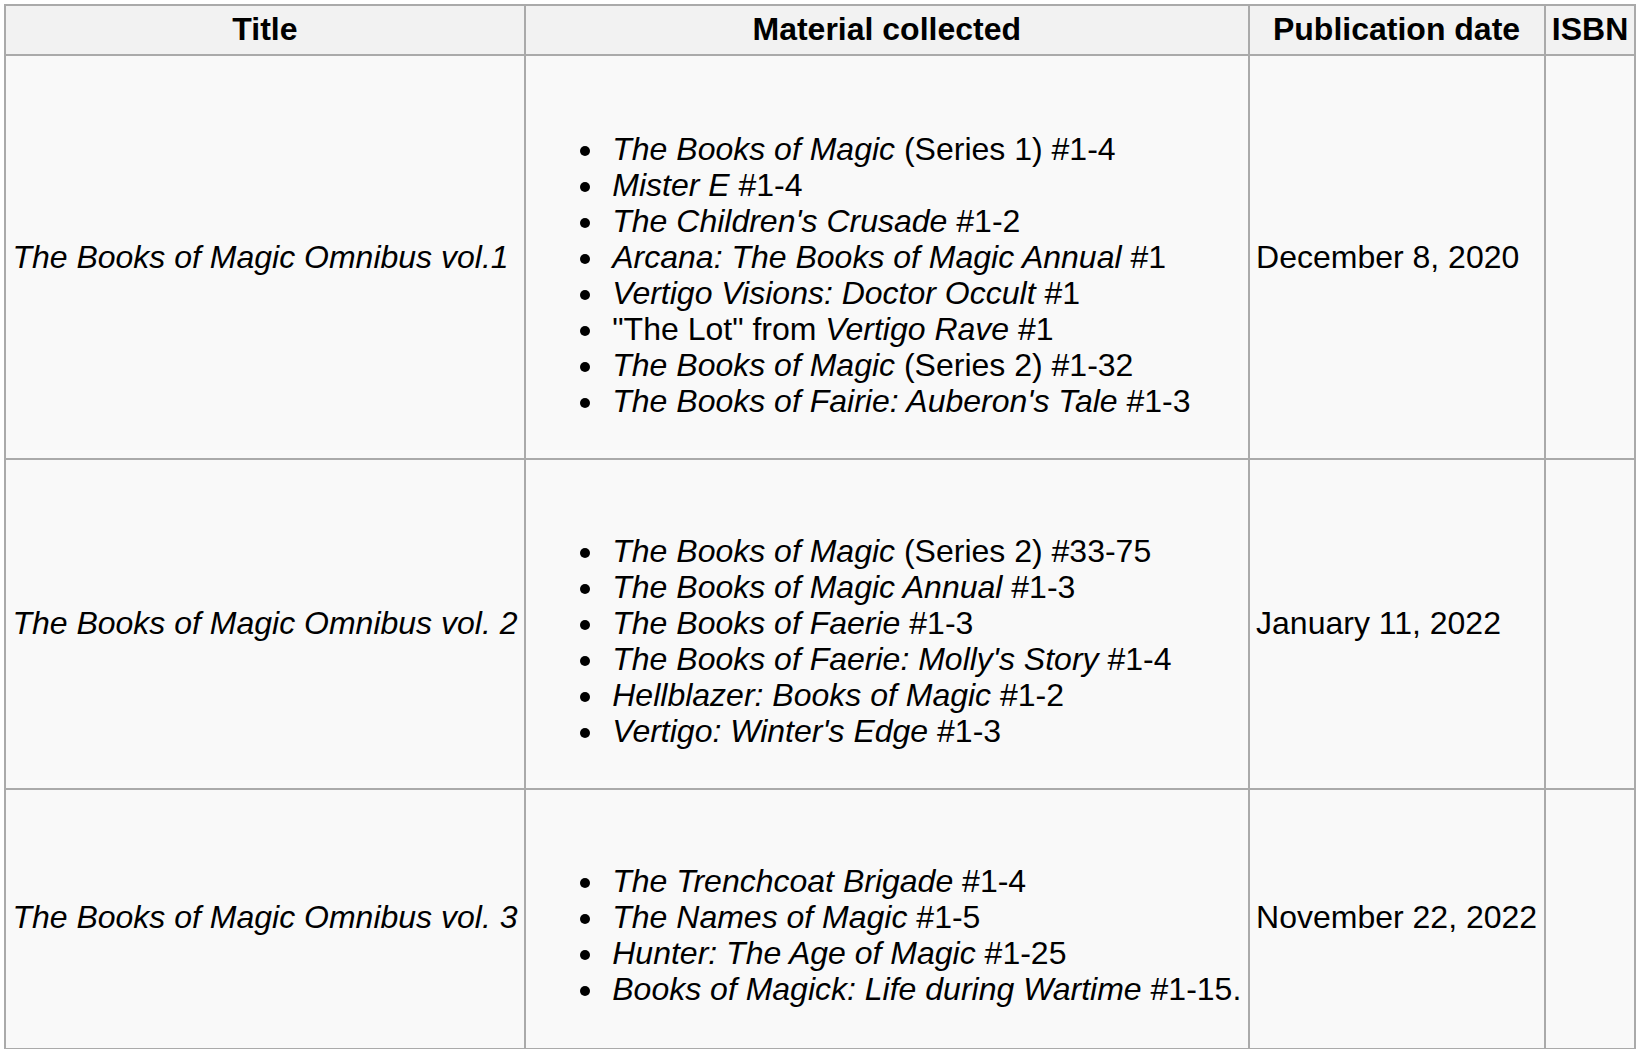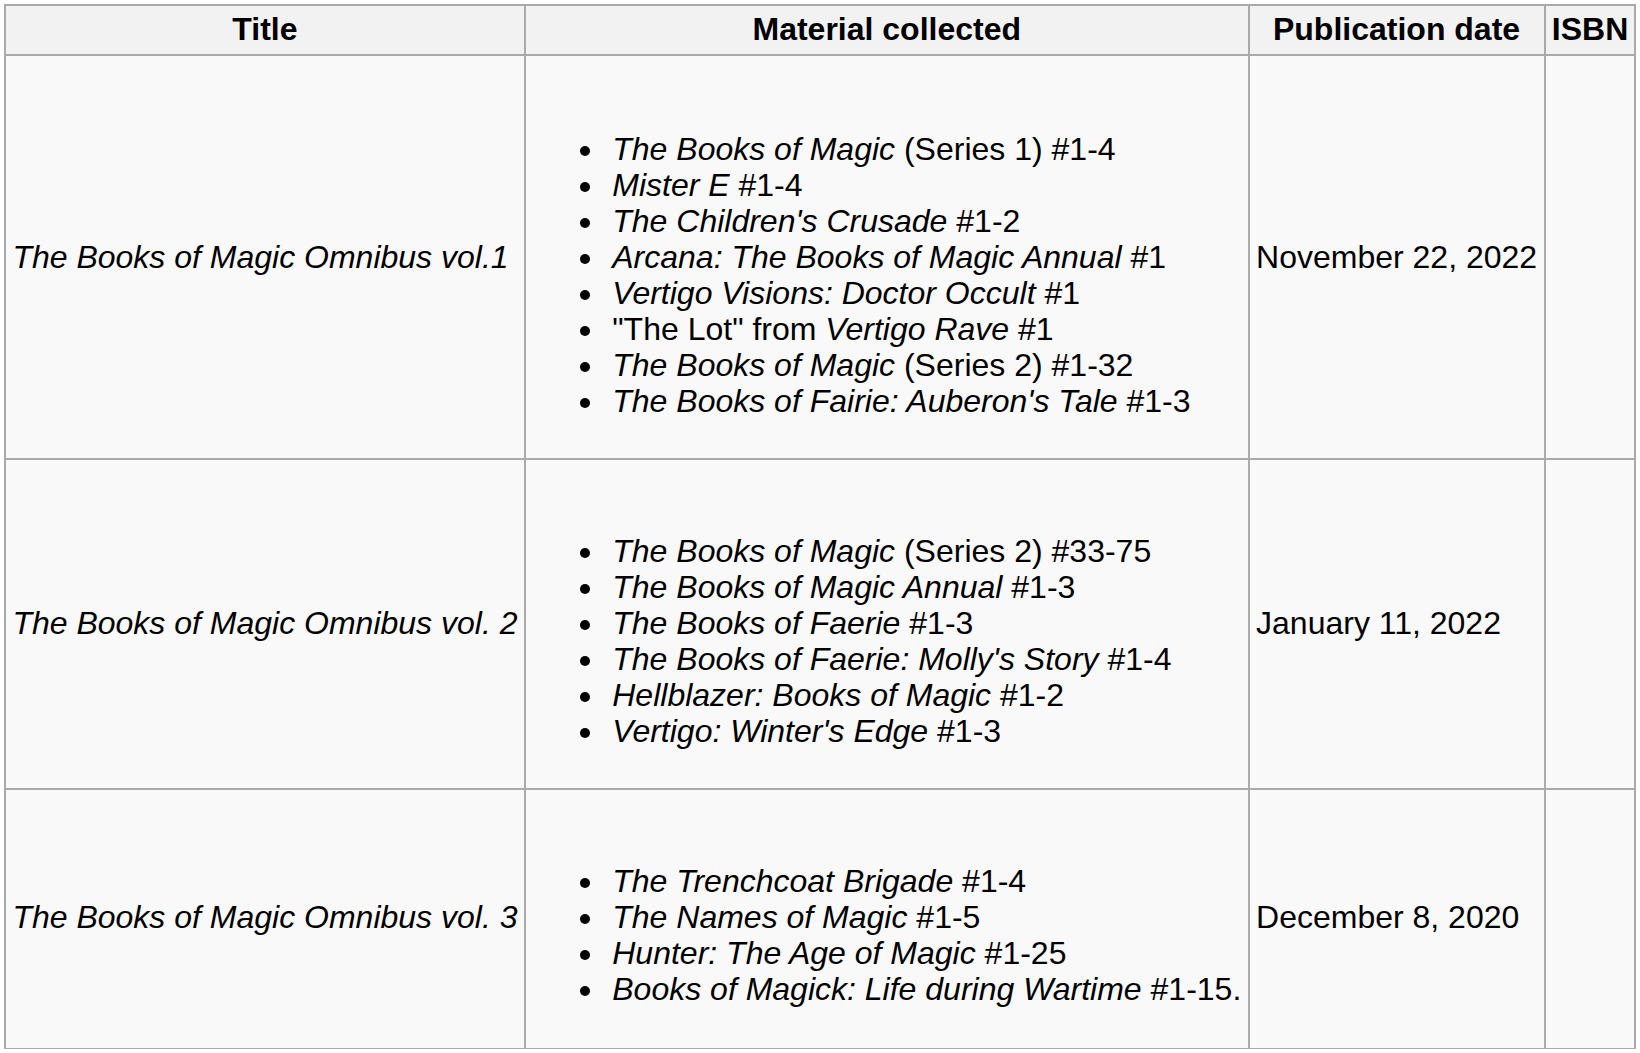(1388, 256) December 8, 2020 -> (1397, 256) November 22, 2022
(1397, 918) November 22, 2022 -> (1388, 918) December 8, 2020
